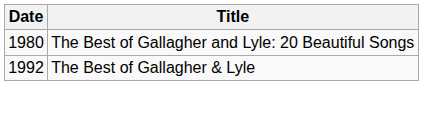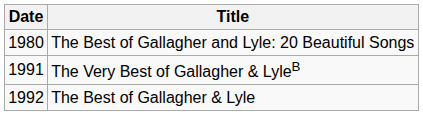+ row: (176, 70)
